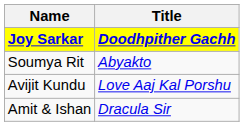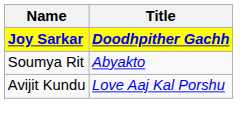- row: (50, 109)
